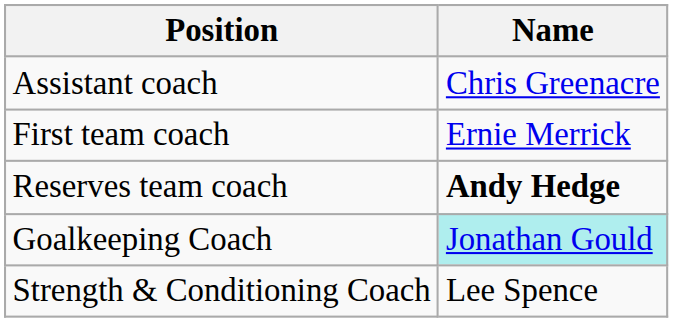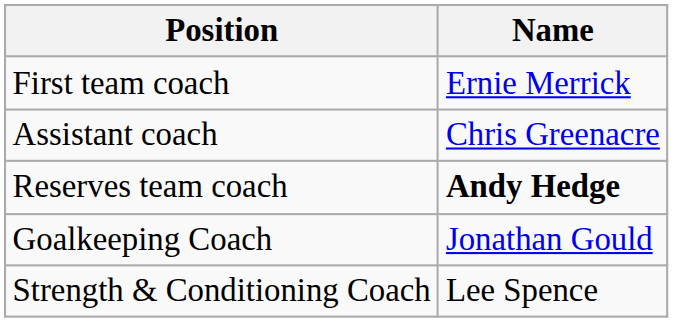rows swapped: (121, 134) <-> (115, 82)
(549, 238) paleturquoise background -> (549, 238) no background
